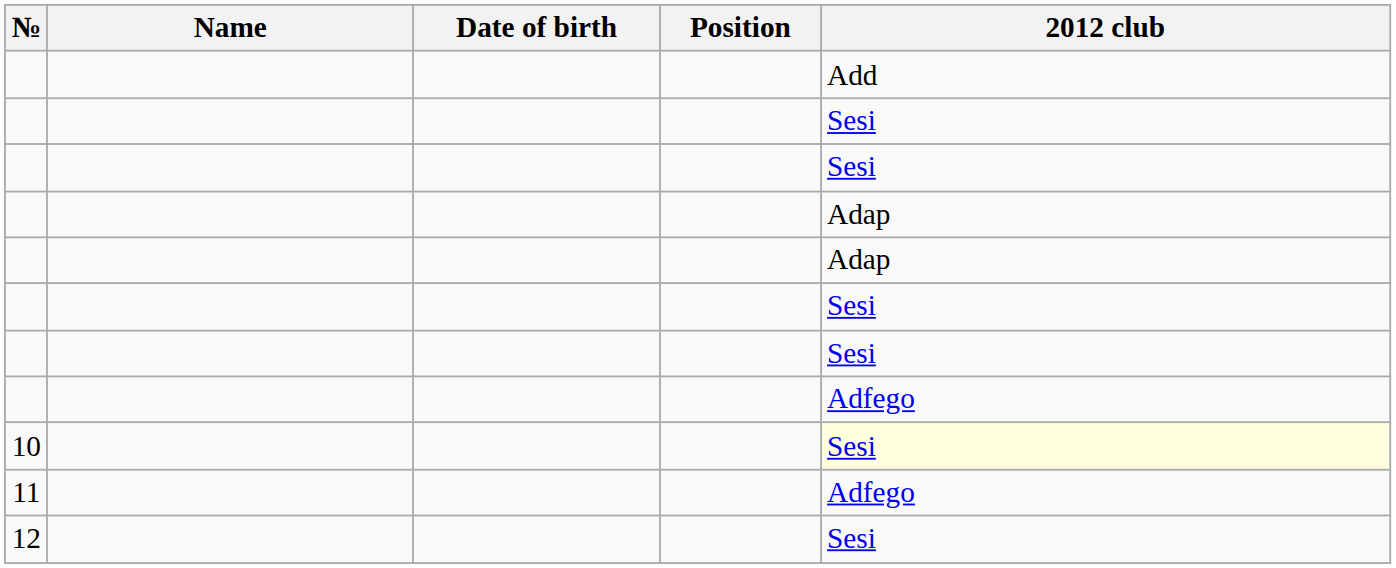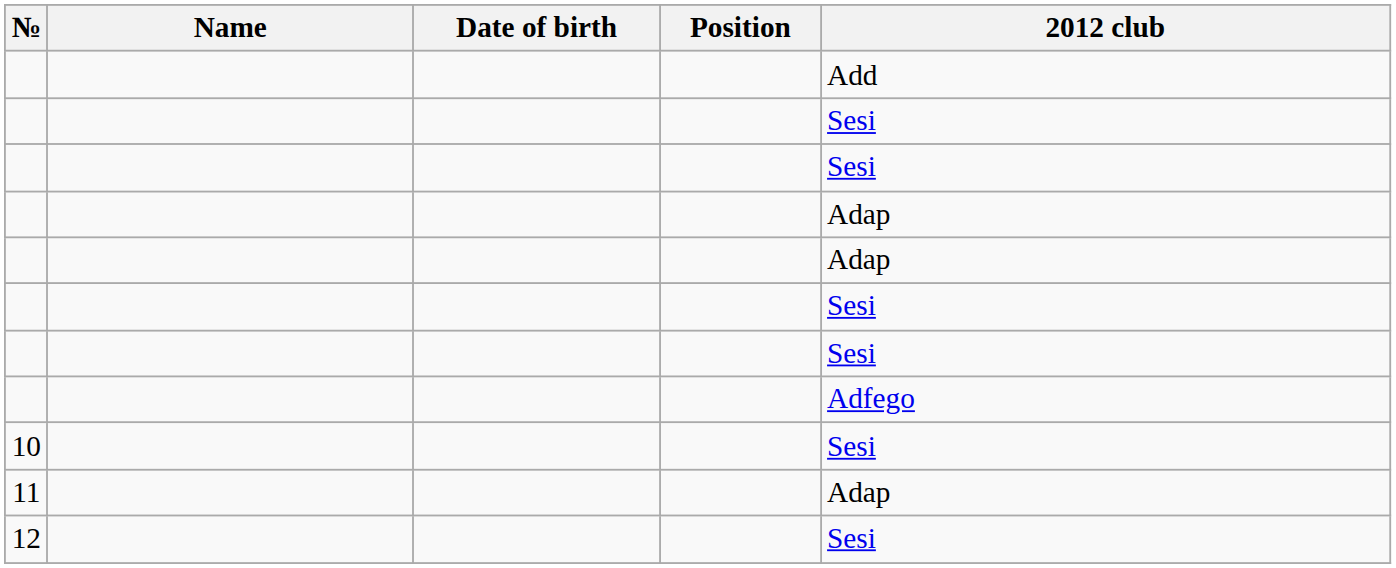(851, 445) lightyellow background -> (851, 445) no background
(871, 492) Adfego -> (859, 492) Adap
